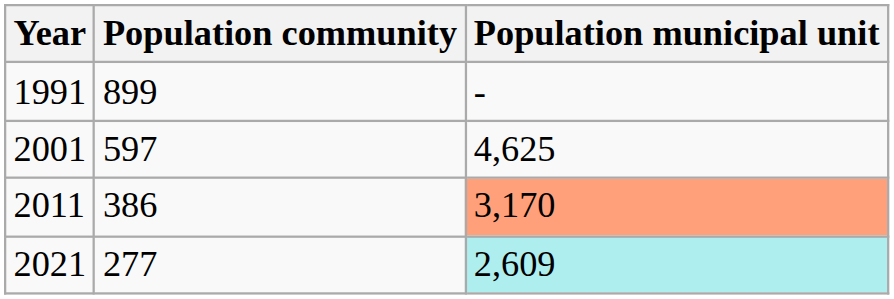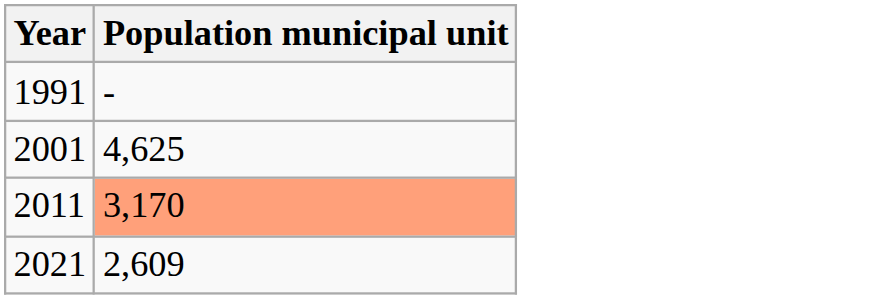- column: (280, 33)
(515, 263) paleturquoise background -> (144, 263) no background
